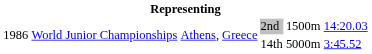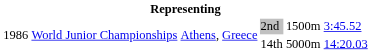(346, 26) 14:20.03 -> (343, 26) 3:45.52
(343, 43) 3:45.52 -> (346, 43) 14:20.03
